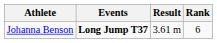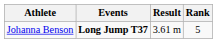(198, 30) 6 -> (198, 30) 5
